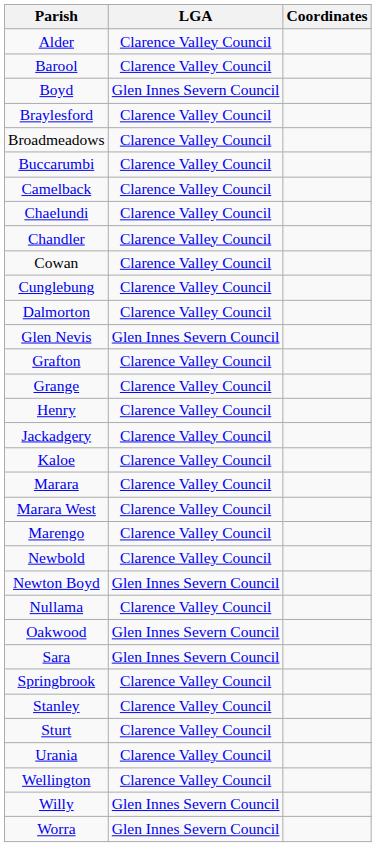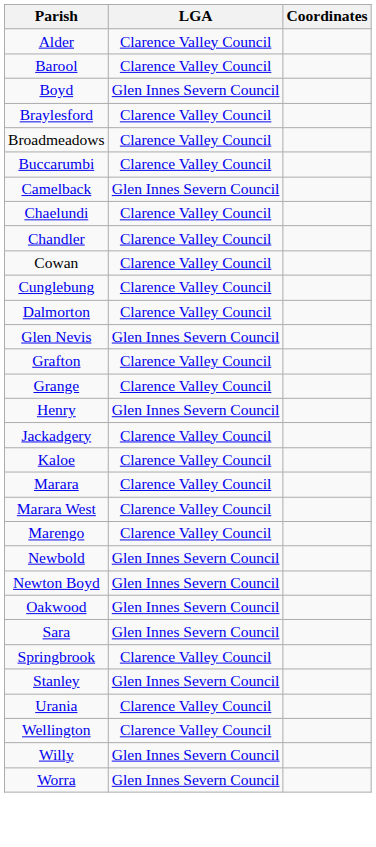(196, 189) Clarence Valley Council -> (196, 189) Glen Innes Severn Council
(196, 410) Clarence Valley Council -> (196, 410) Glen Innes Severn Council
(196, 558) Clarence Valley Council -> (196, 558) Glen Innes Severn Council
- row: (56, 607)
(196, 705) Clarence Valley Council -> (196, 681) Glen Innes Severn Council
- row: (56, 730)
